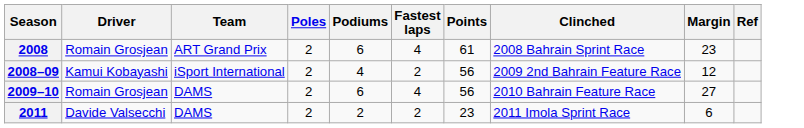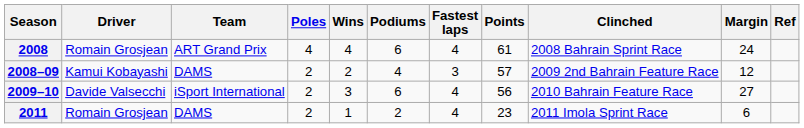+ column: (348, 22)
(309, 50) 2 -> (309, 50) 4
(709, 50) 23 -> (746, 50) 24
(229, 71) iSport International -> (193, 71) DAMS
(417, 71) 2 -> (455, 71) 3
(467, 71) 56 -> (505, 71) 57
(116, 91) Romain Grosjean -> (115, 91) Davide Valsecchi
(193, 91) DAMS -> (229, 91) iSport International
(115, 112) Davide Valsecchi -> (116, 112) Romain Grosjean
(417, 112) 2 -> (455, 112) 4
